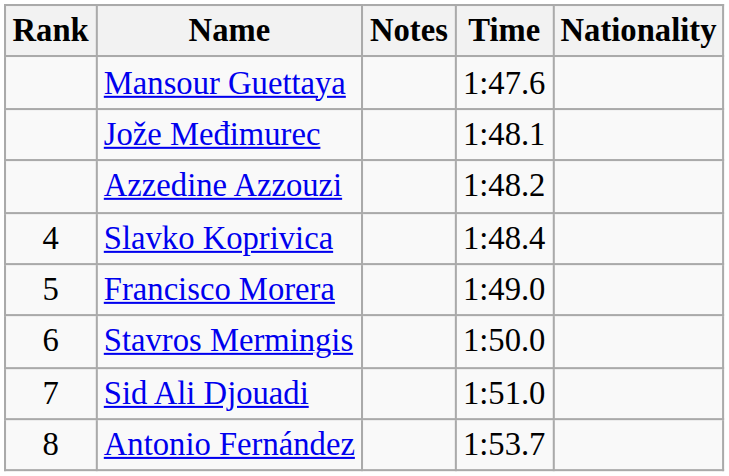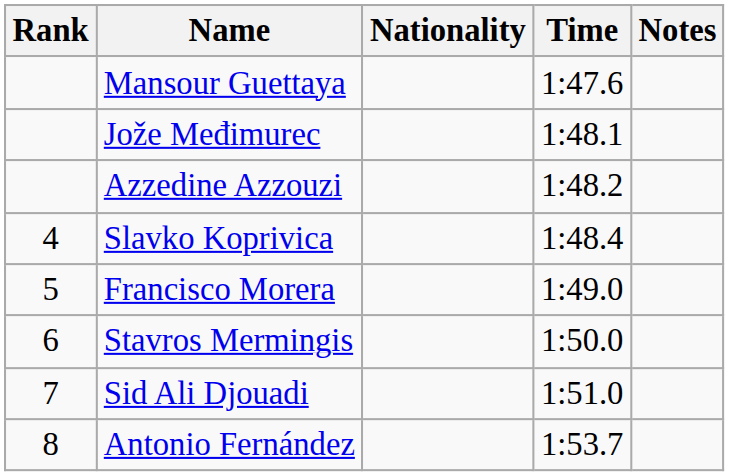columns swapped: (638, 30) <-> (409, 30)
